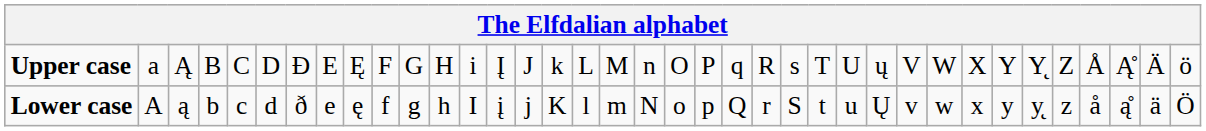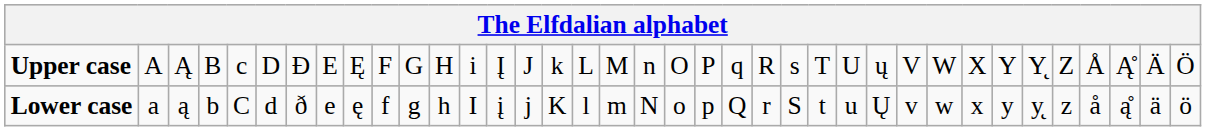(153, 65) a -> (153, 65) A
(242, 65) C -> (242, 65) c
(1186, 65) ö -> (1186, 65) Ö
(153, 105) A -> (153, 105) a
(242, 105) c -> (242, 105) C
(1186, 105) Ö -> (1186, 105) ö
